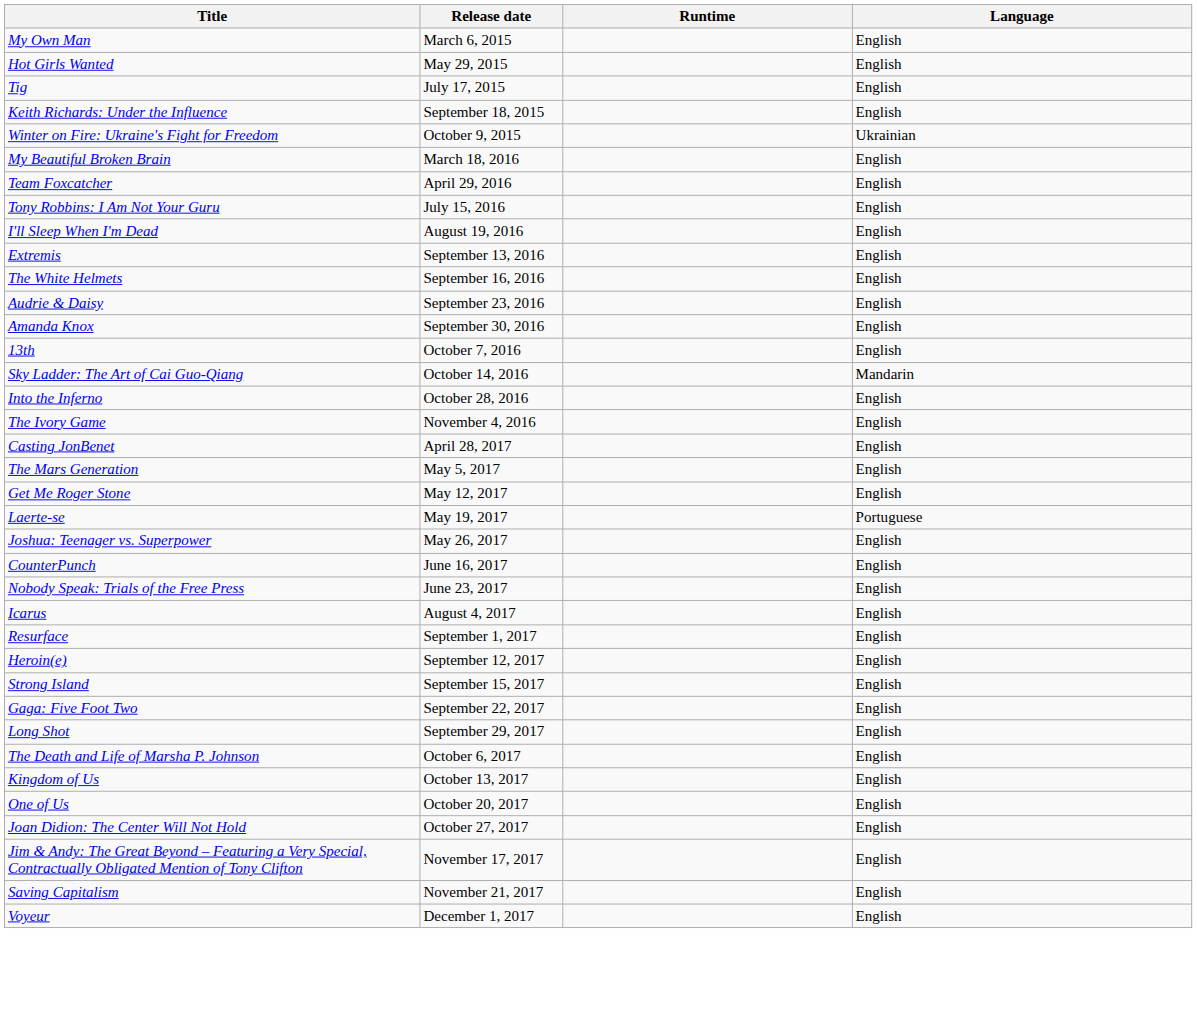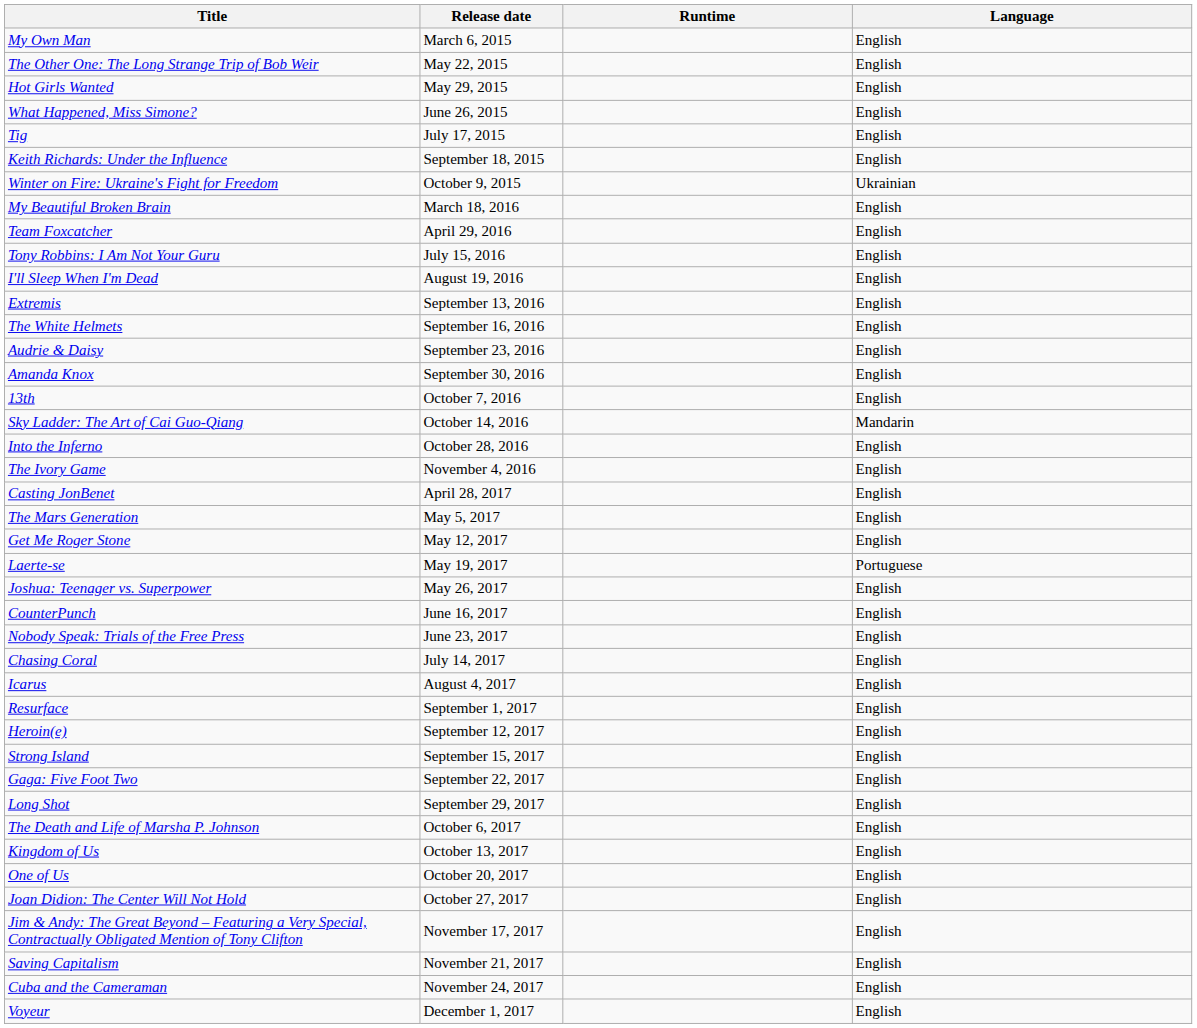+ row: (163, 64)
+ row: (102, 111)
+ row: (52, 660)
+ row: (88, 987)
